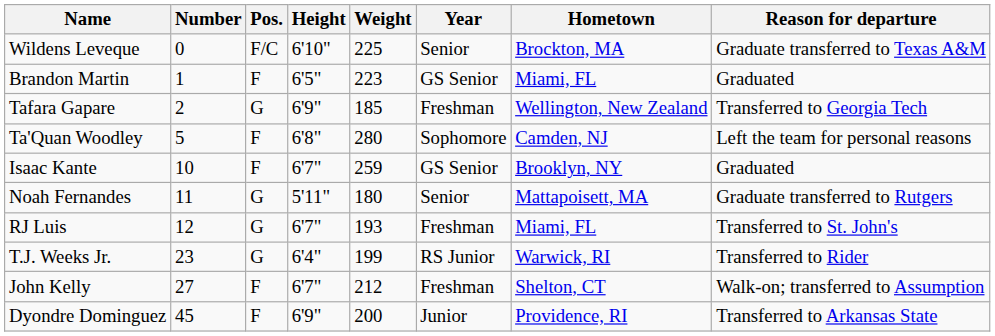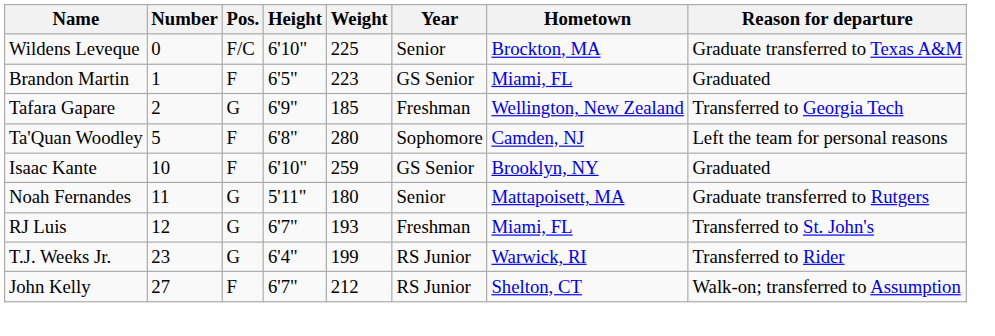(307, 167) 6'7" -> (287, 167) 6'10"
(457, 286) Freshman -> (434, 286) RS Junior
- row: (88, 316)
